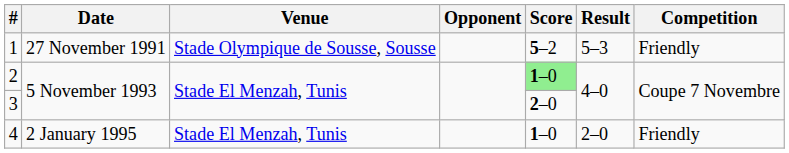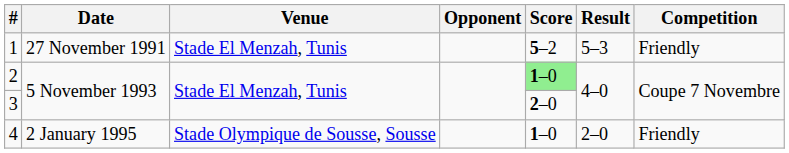(305, 47) Stade Olympique de Sousse, Sousse -> (260, 47) Stade El Menzah, Tunis
(260, 133) Stade El Menzah, Tunis -> (305, 133) Stade Olympique de Sousse, Sousse
